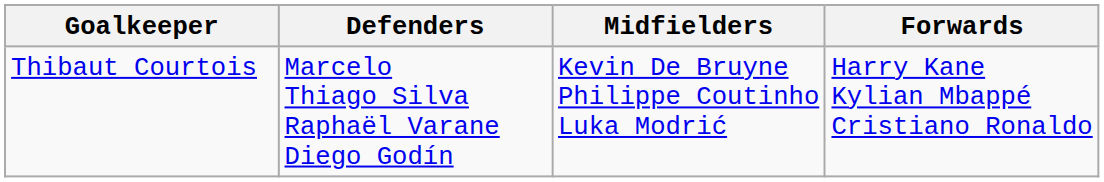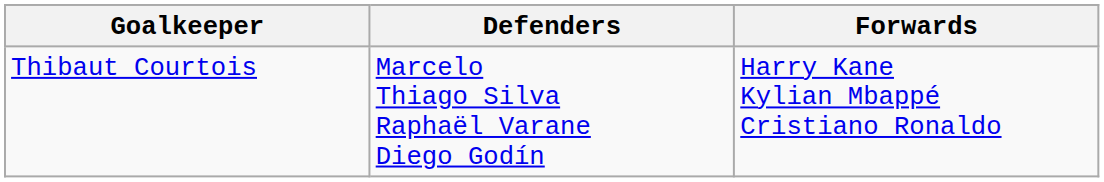- column: (689, 26)
